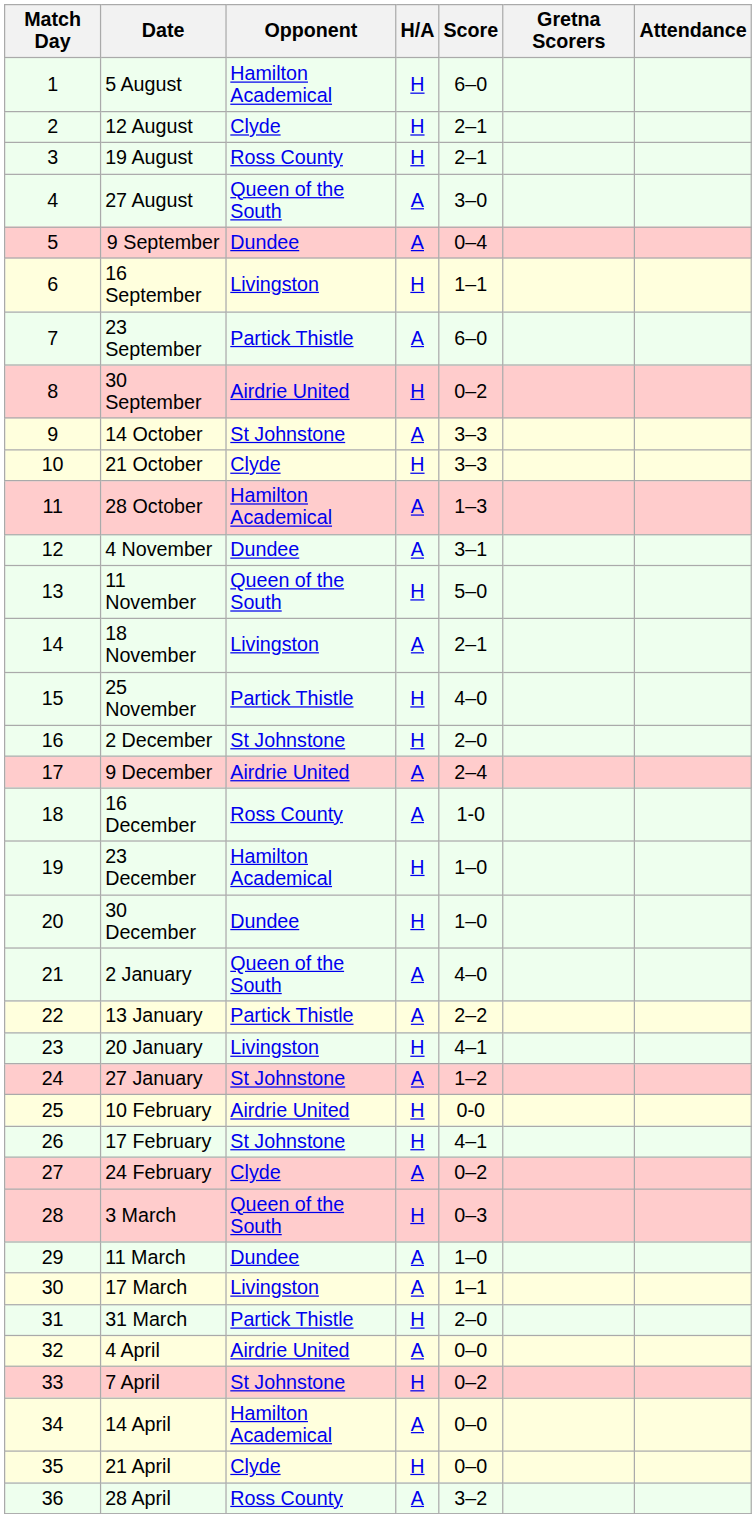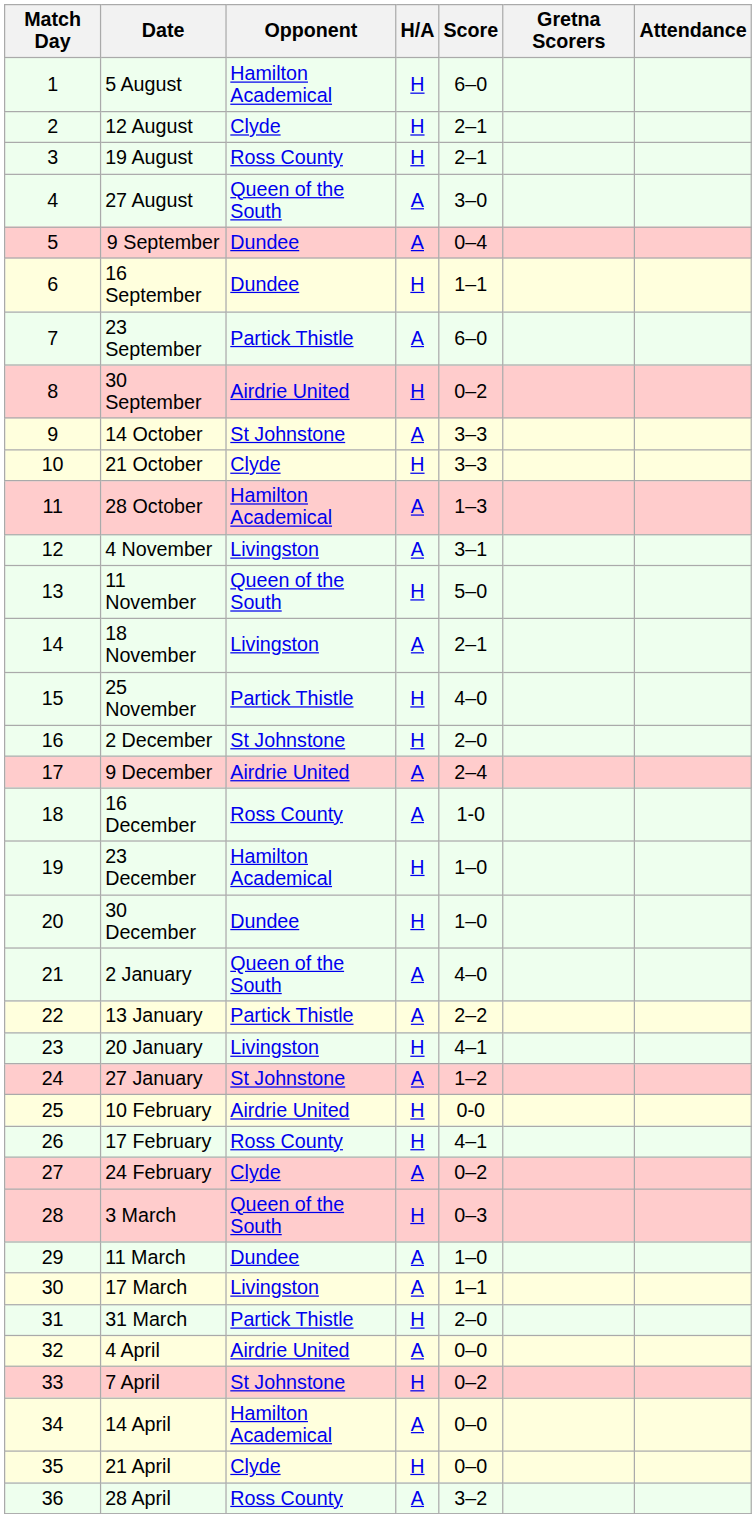(275, 284) Livingston -> (265, 284) Dundee
(265, 549) Dundee -> (275, 549) Livingston
(288, 1141) St Johnstone -> (287, 1141) Ross County
